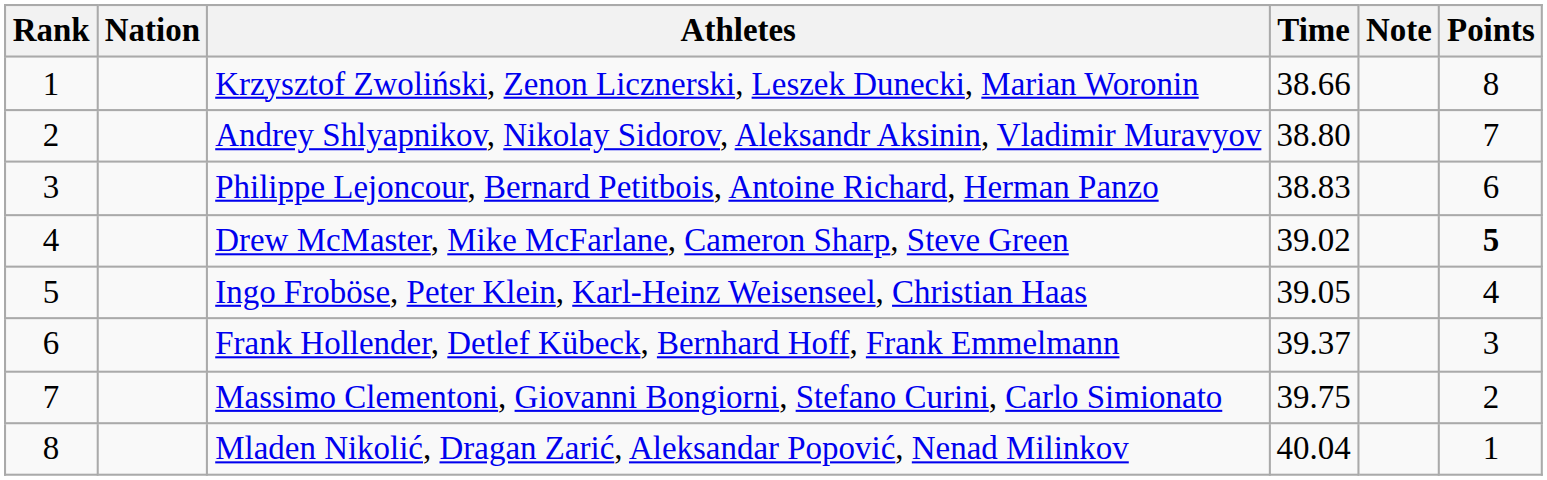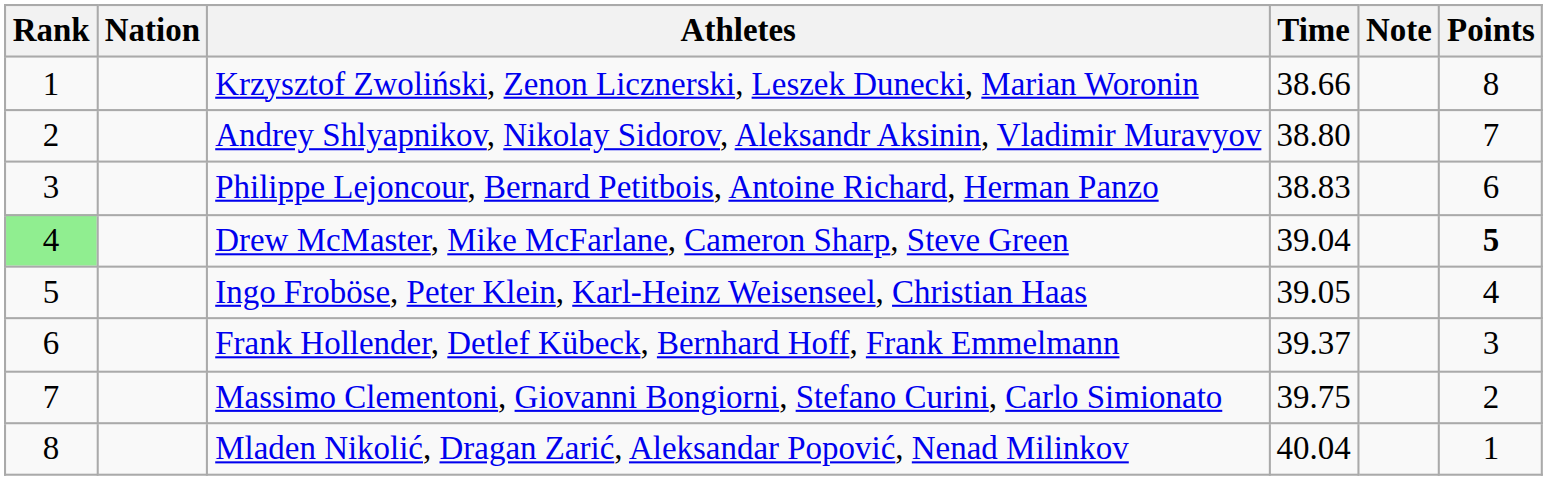(51, 239) no background -> (51, 239) lightgreen background
(1314, 239) 39.02 -> (1314, 239) 39.04
